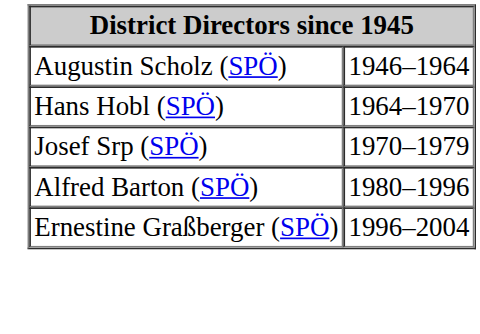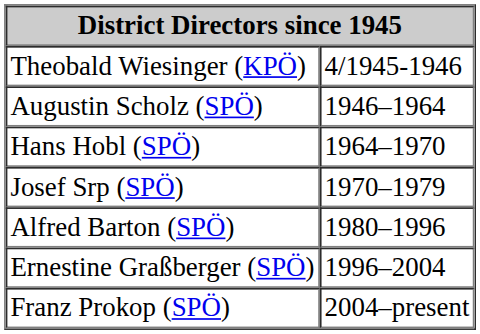+ row: (158, 65)
+ row: (120, 307)
